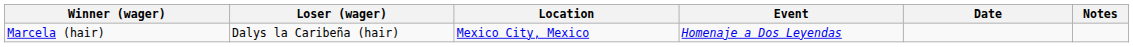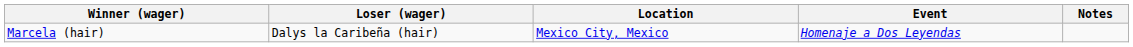- column: (988, 14)
